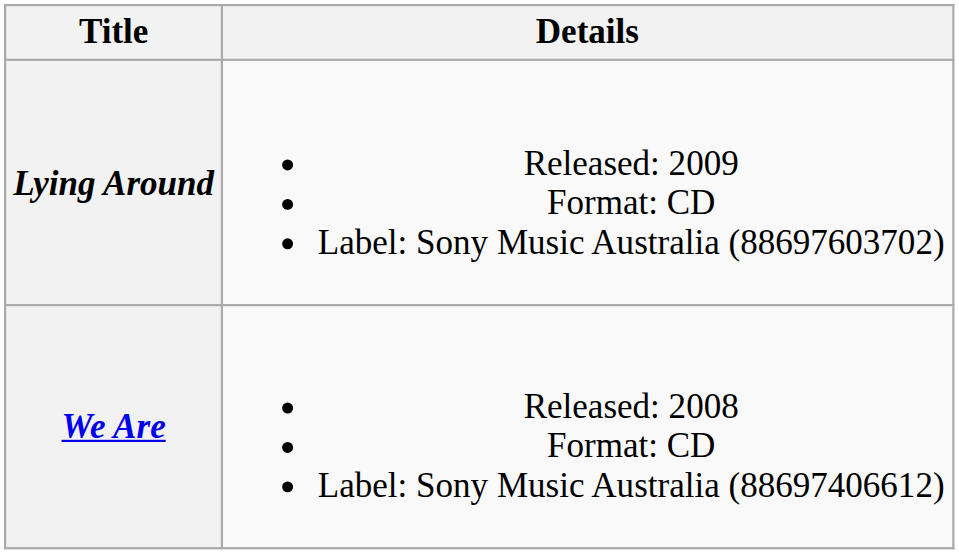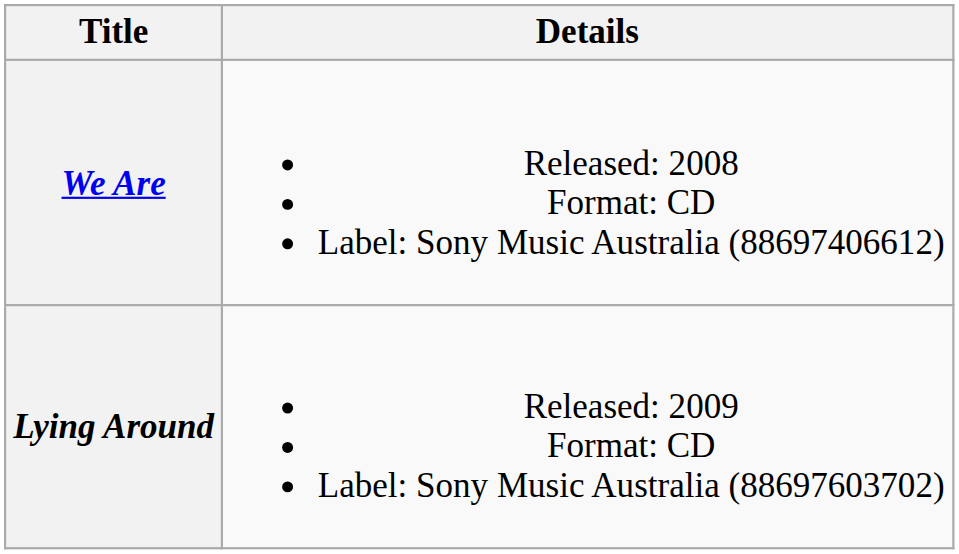rows swapped: (114, 425) <-> (114, 182)
